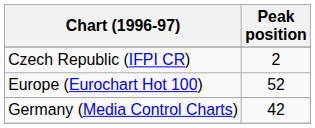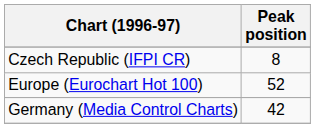(276, 60) 2 -> (276, 60) 8
